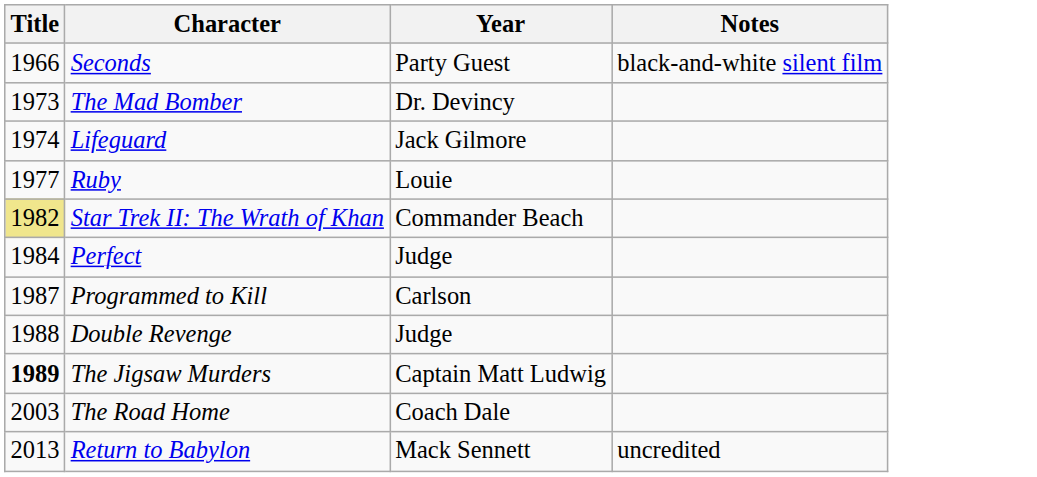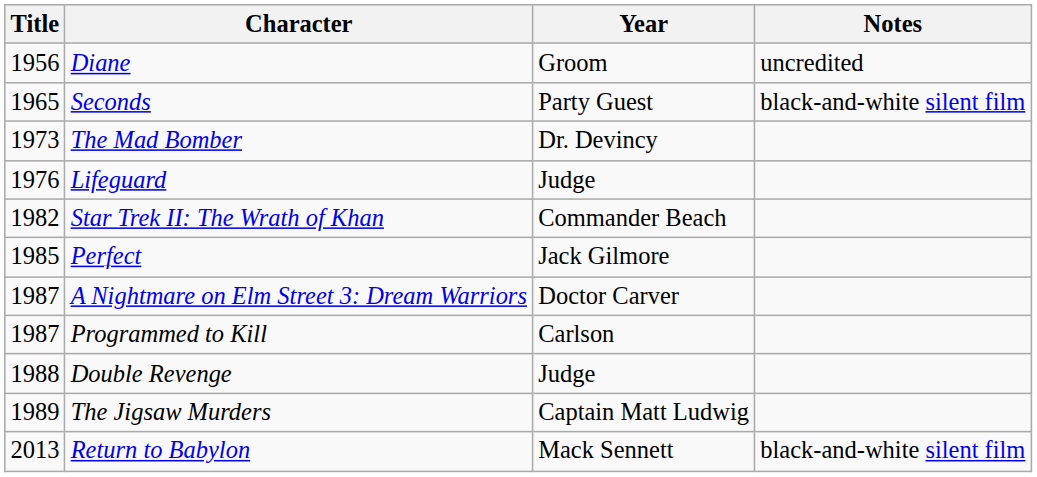+ row: (101, 62)
(35, 62) 1966 -> (35, 101) 1965
(35, 140) 1974 -> (35, 179) 1976
(461, 140) Jack Gilmore -> (567, 179) Judge
- row: (96, 179)
(35, 218) khaki background -> (35, 218) no background
(35, 256) 1984 -> (35, 256) 1985
(424, 256) Judge -> (604, 256) Jack Gilmore
+ row: (299, 295)
(35, 373) bold -> (35, 412) normal
- row: (150, 412)
(669, 450) uncredited -> (893, 450) black-and-white silent film
